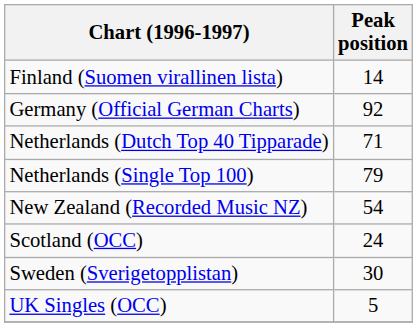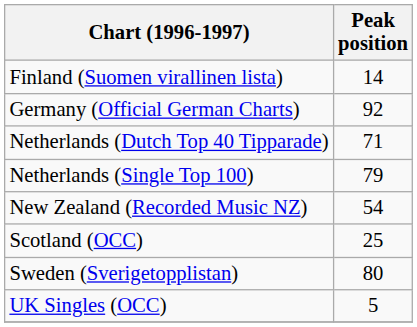(373, 240) 24 -> (373, 240) 25
(373, 273) 30 -> (373, 273) 80
